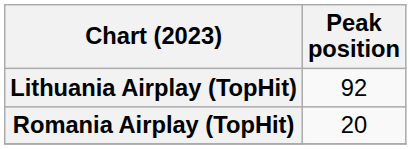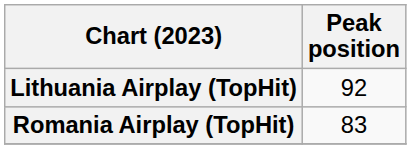(354, 125) 20 -> (354, 125) 83
